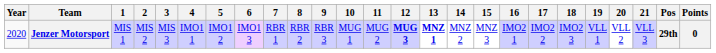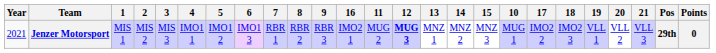columns swapped: (350, 12) <-> (514, 12)
(16, 34) 2020 -> (16, 34) 2021
(433, 34) bold -> (434, 34) normal
